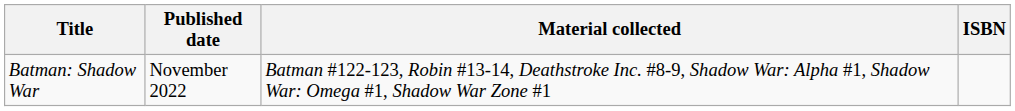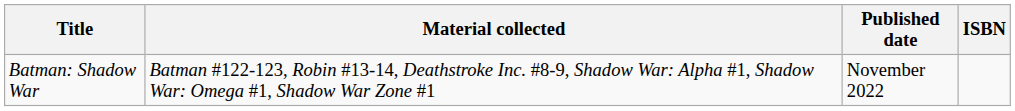columns swapped: (610, 29) <-> (203, 29)
